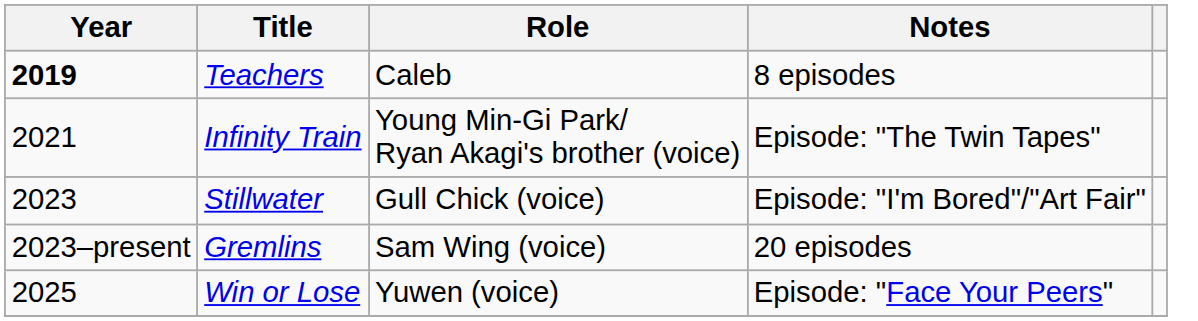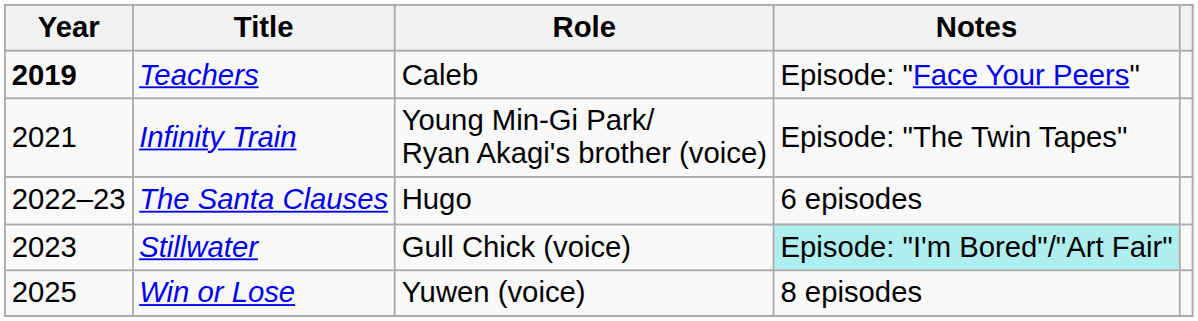(825, 74) 8 episodes -> (960, 74) Episode: "Face Your Peers"
+ row: (264, 199)
(950, 199) no background -> (977, 246) paleturquoise background
- row: (263, 246)
(933, 292) Episode: "Face Your Peers" -> (851, 292) 8 episodes
